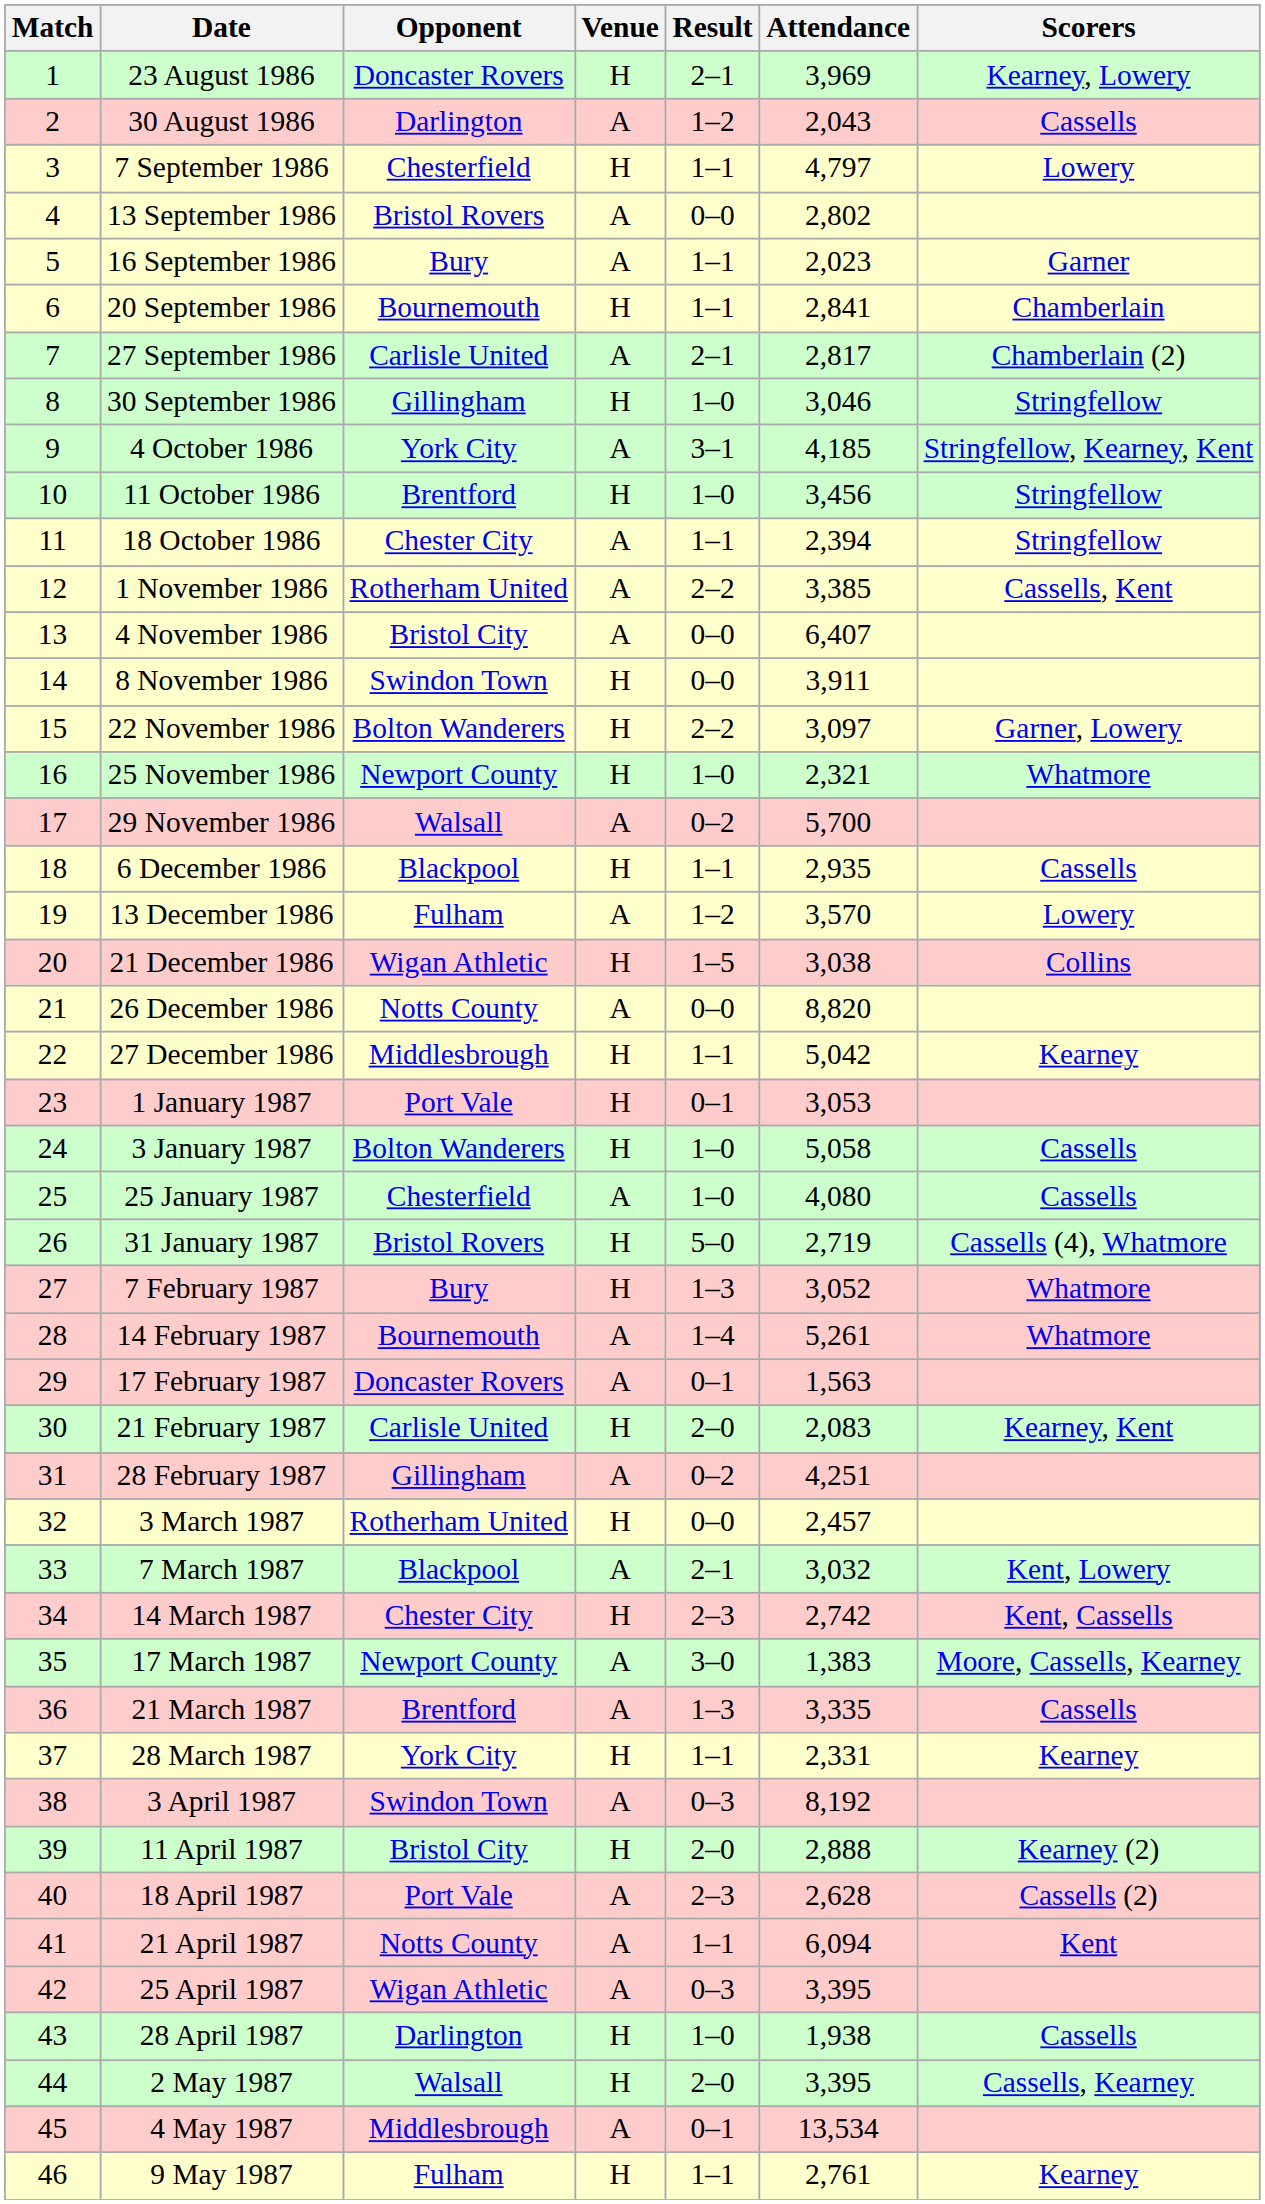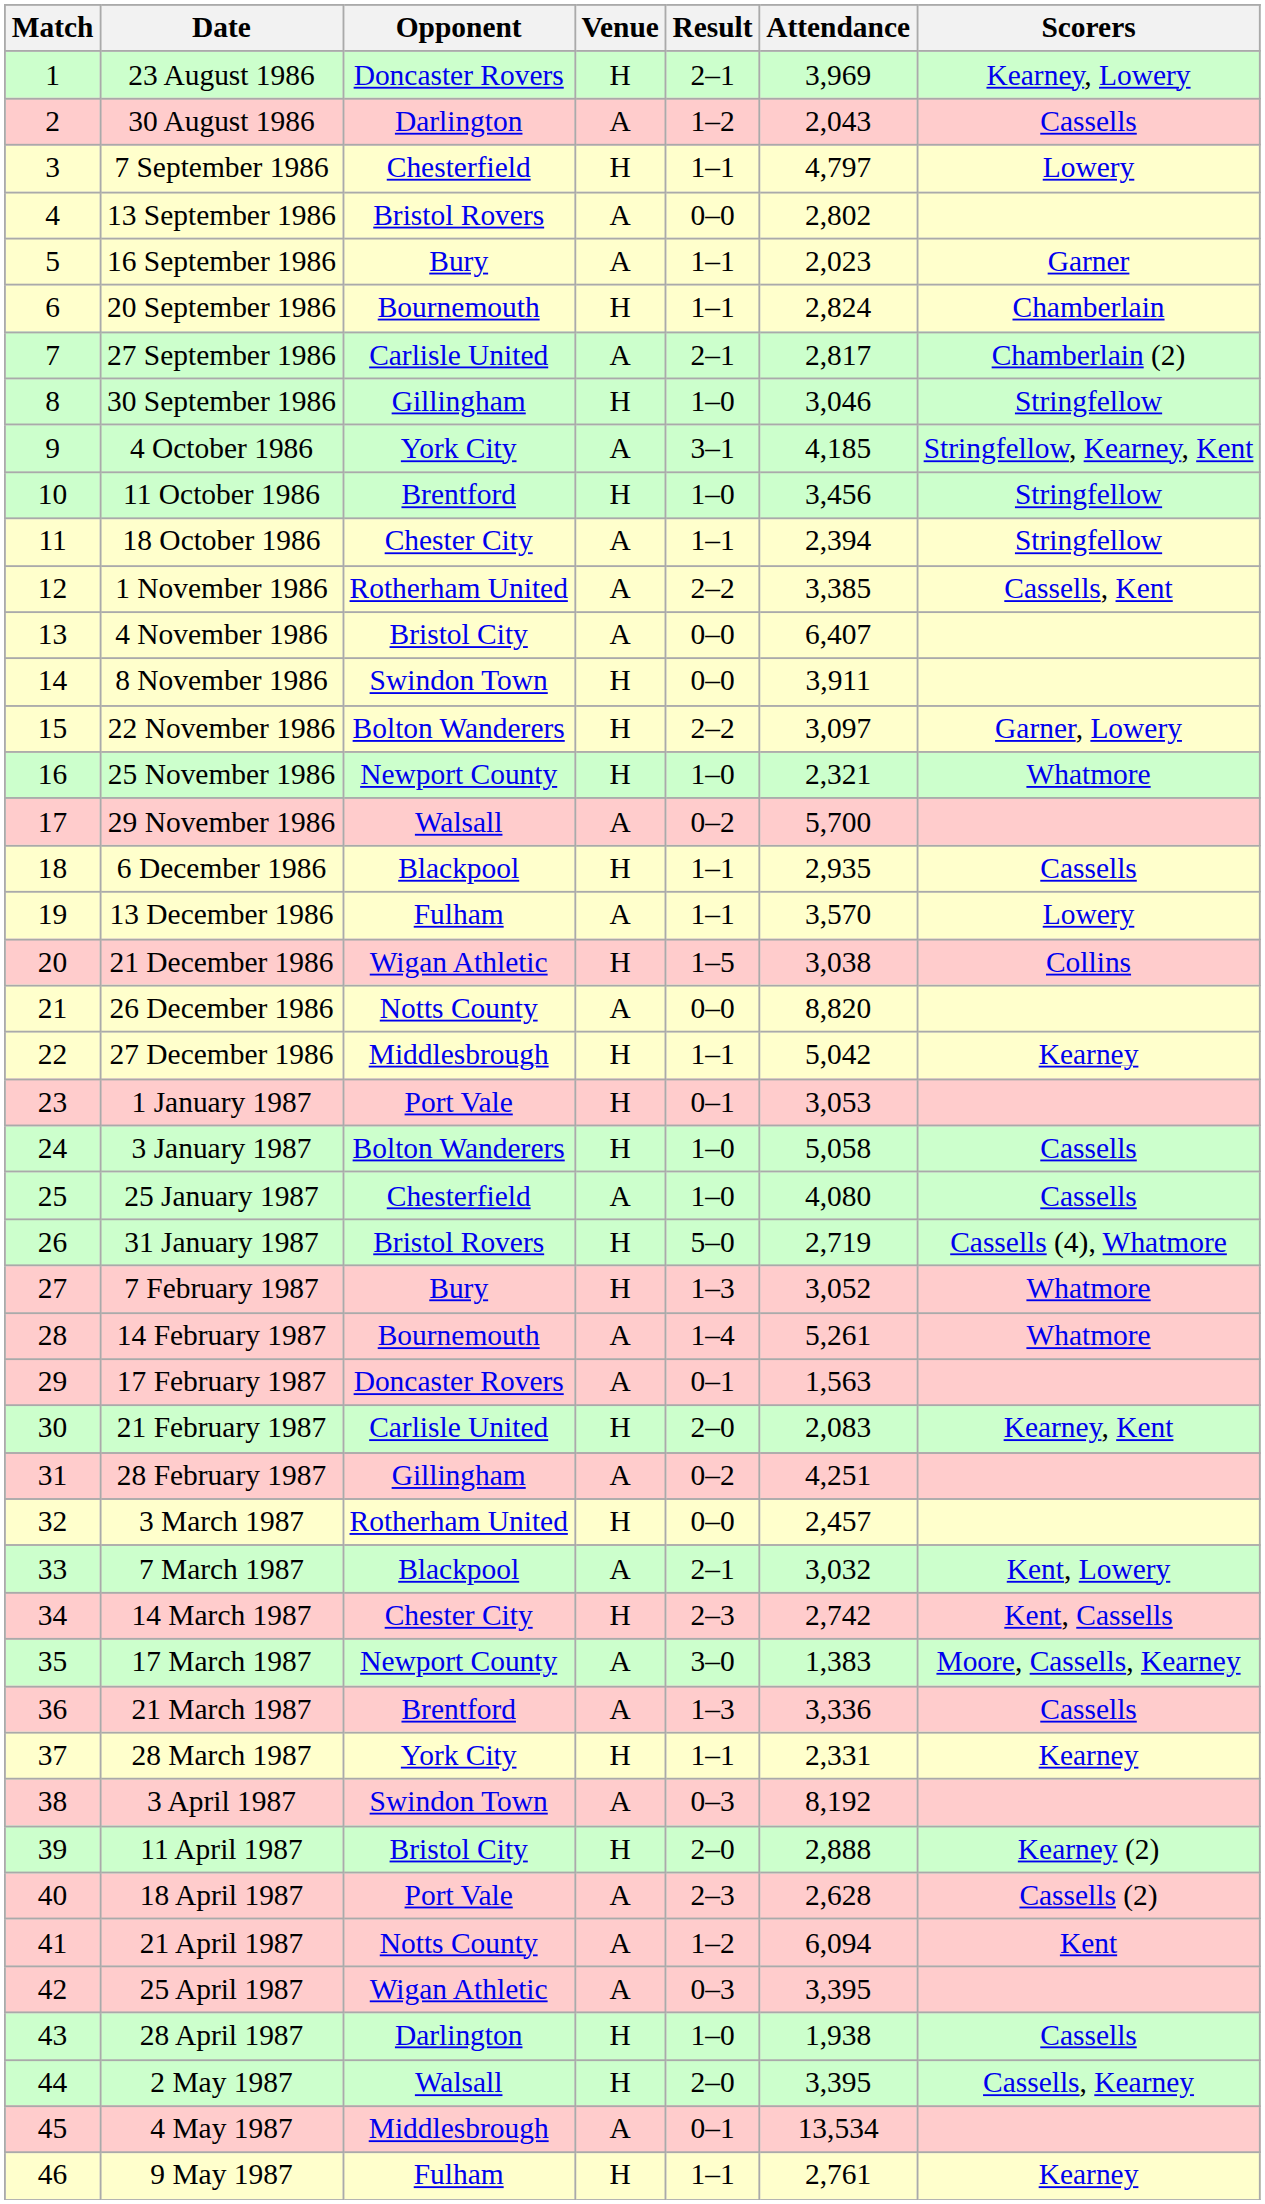(838, 307) 2,841 -> (838, 307) 2,824
(713, 914) 1–2 -> (713, 914) 1–1
(838, 1708) 3,335 -> (838, 1708) 3,336
(713, 1942) 1–1 -> (713, 1942) 1–2
